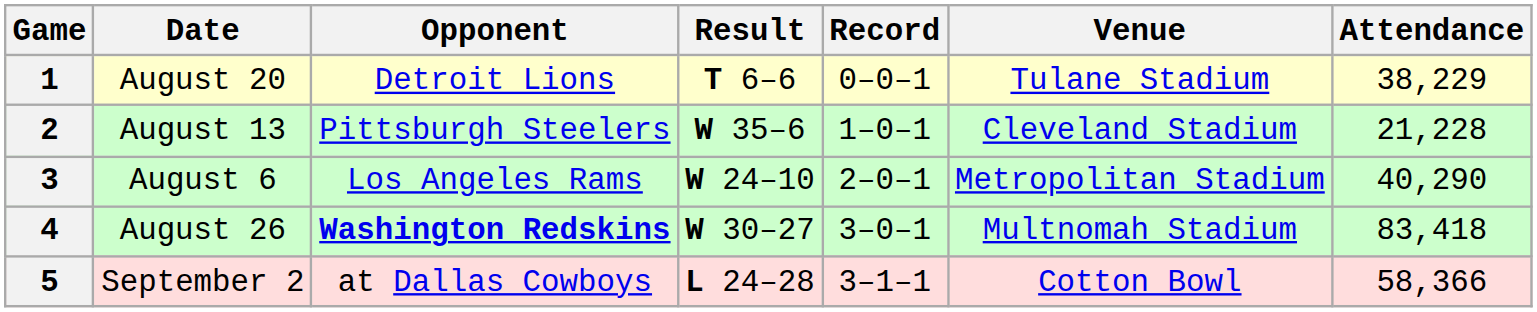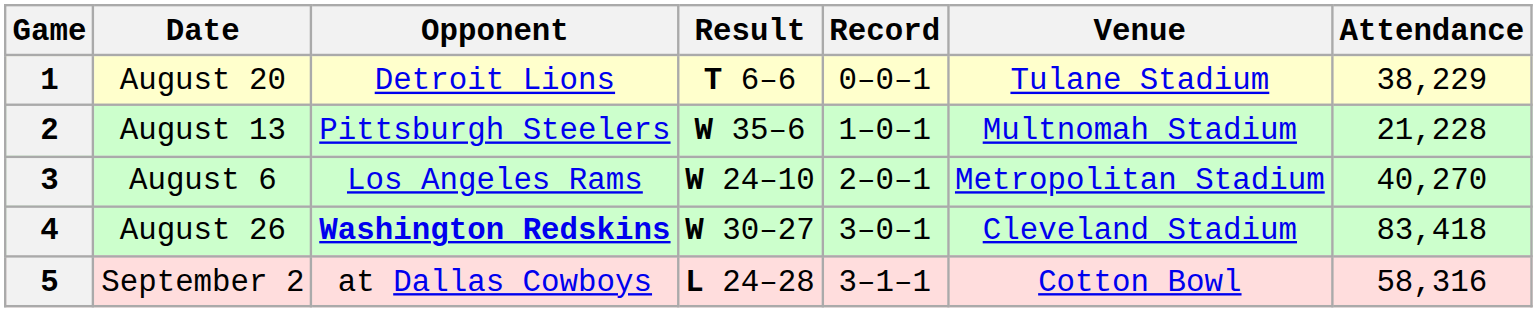(1140, 131) Cleveland Stadium -> (1140, 131) Multnomah Stadium
(1432, 181) 40,290 -> (1432, 181) 40,270
(1140, 231) Multnomah Stadium -> (1140, 231) Cleveland Stadium
(1432, 281) 58,366 -> (1432, 281) 58,316
